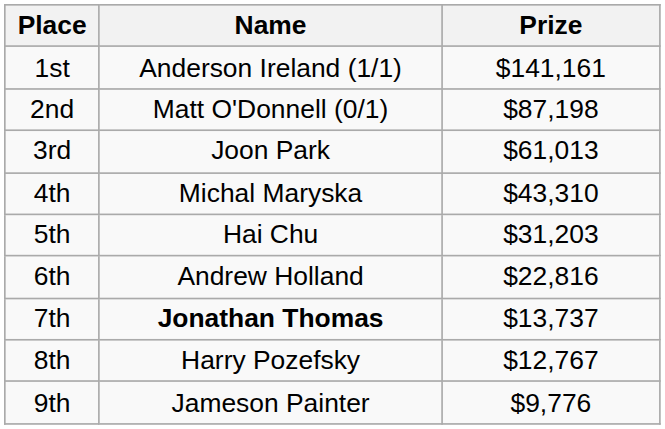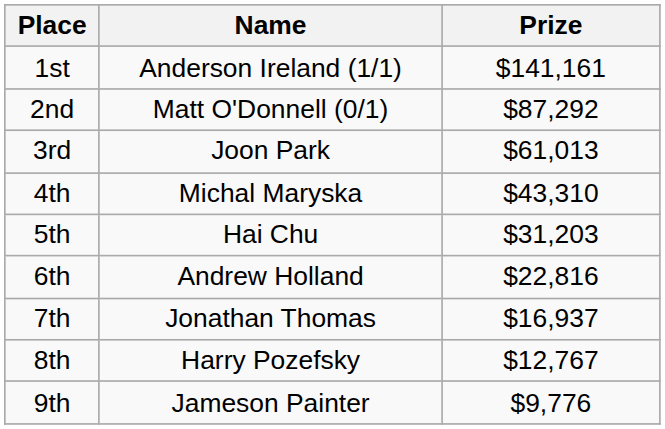(551, 109) $87,198 -> (551, 109) $87,292
(271, 318) bold -> (271, 318) normal
(551, 318) $13,737 -> (551, 318) $16,937
